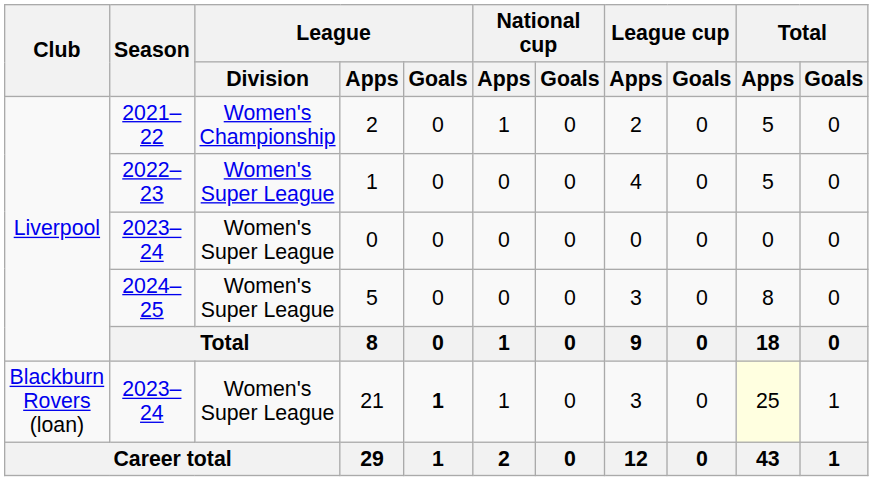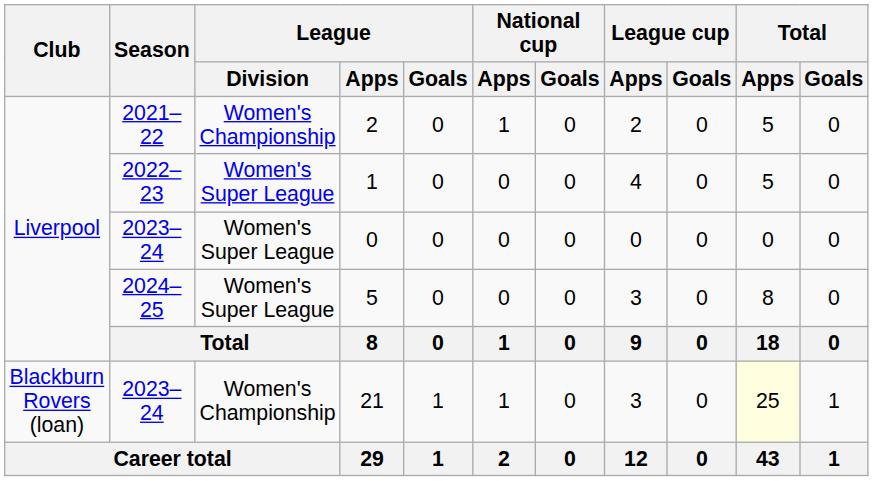(268, 401) Women's Super League -> (268, 401) Women's Championship
(438, 401) bold -> (438, 401) normal
